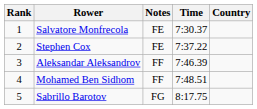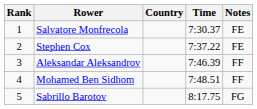columns swapped: (231, 12) <-> (158, 12)
